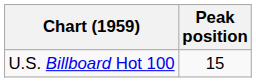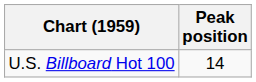(215, 63) 15 -> (215, 63) 14
